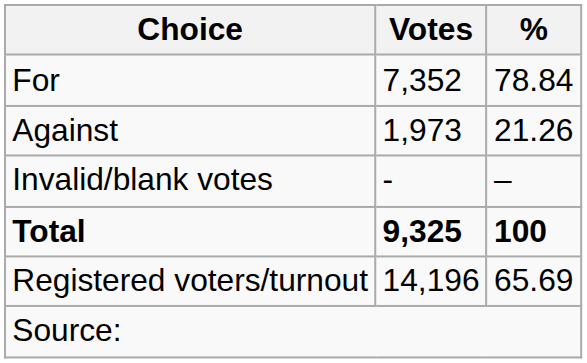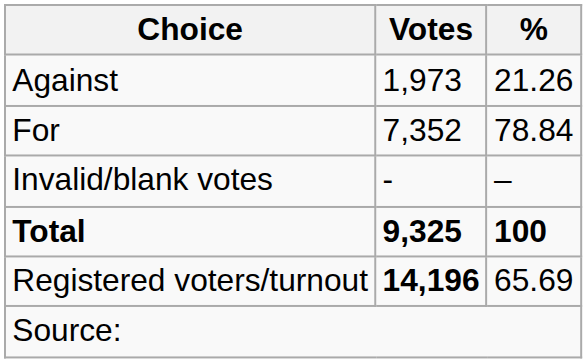rows swapped: (36, 79) <-> (65, 130)
(431, 280) normal -> (431, 280) bold
